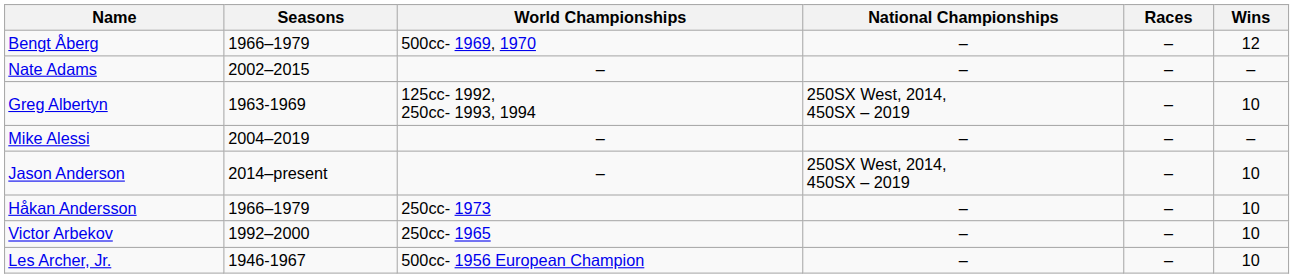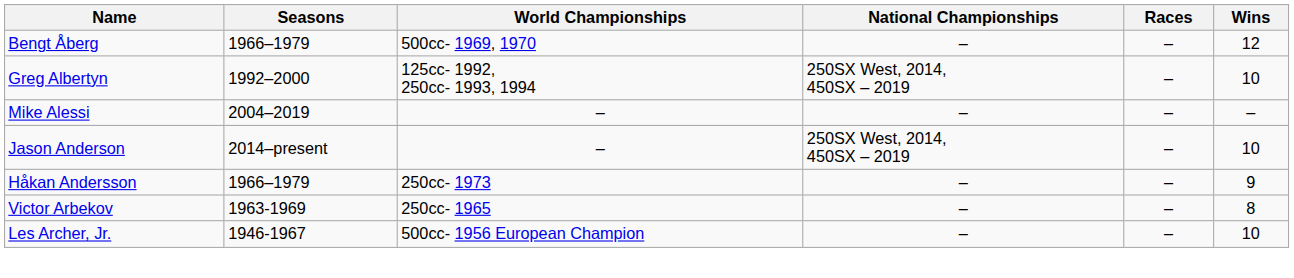- row: (53, 69)
(267, 104) 1963-1969 -> (269, 78) 1992–2000
(1251, 208) 10 -> (1251, 183) 9
(269, 234) 1992–2000 -> (267, 208) 1963-1969
(1251, 234) 10 -> (1251, 208) 8
